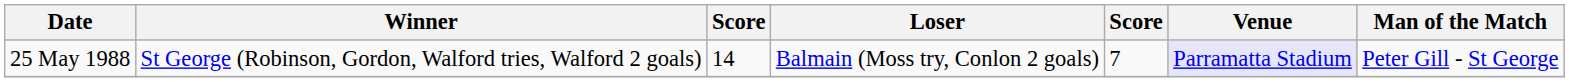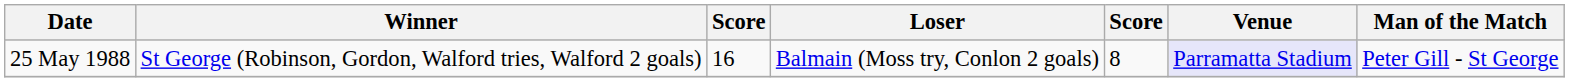(723, 58) 14 -> (723, 58) 16
(1115, 58) 7 -> (1115, 58) 8
